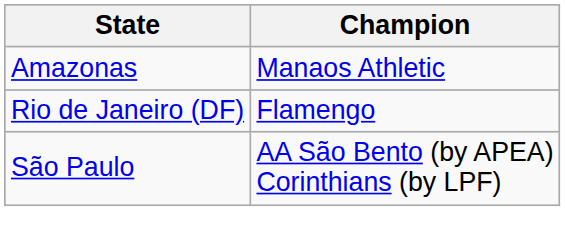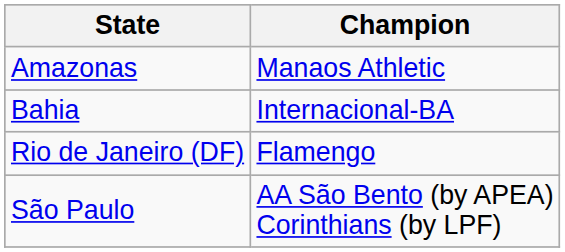+ row: (45, 110)
